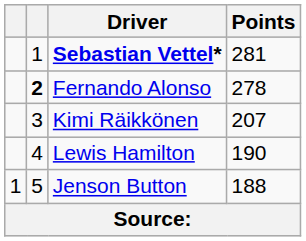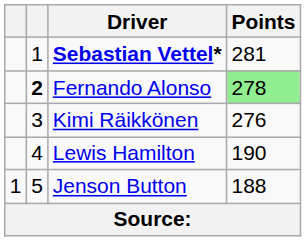(249, 87) no background -> (249, 87) lightgreen background
(249, 120) 207 -> (249, 120) 276
